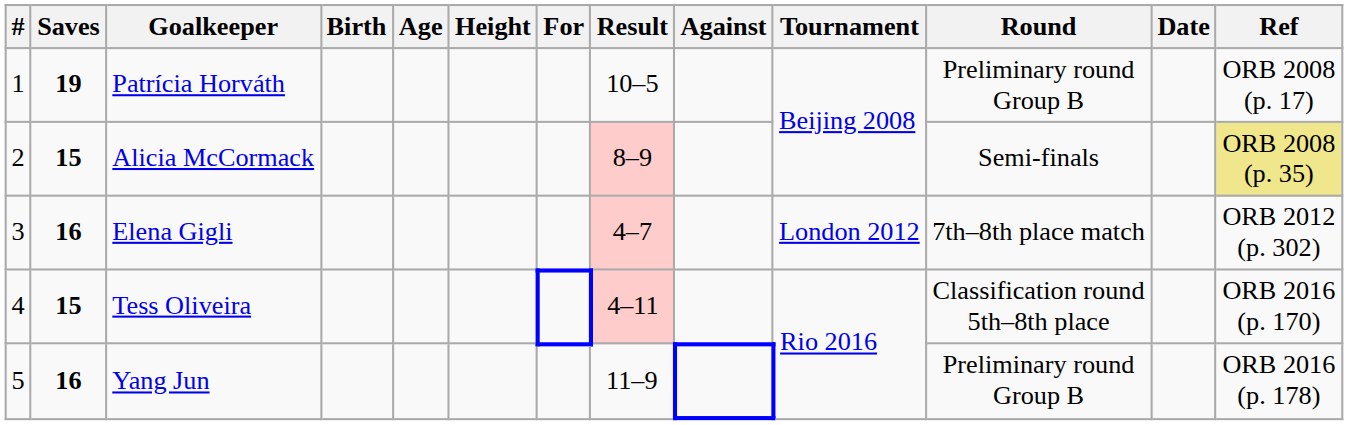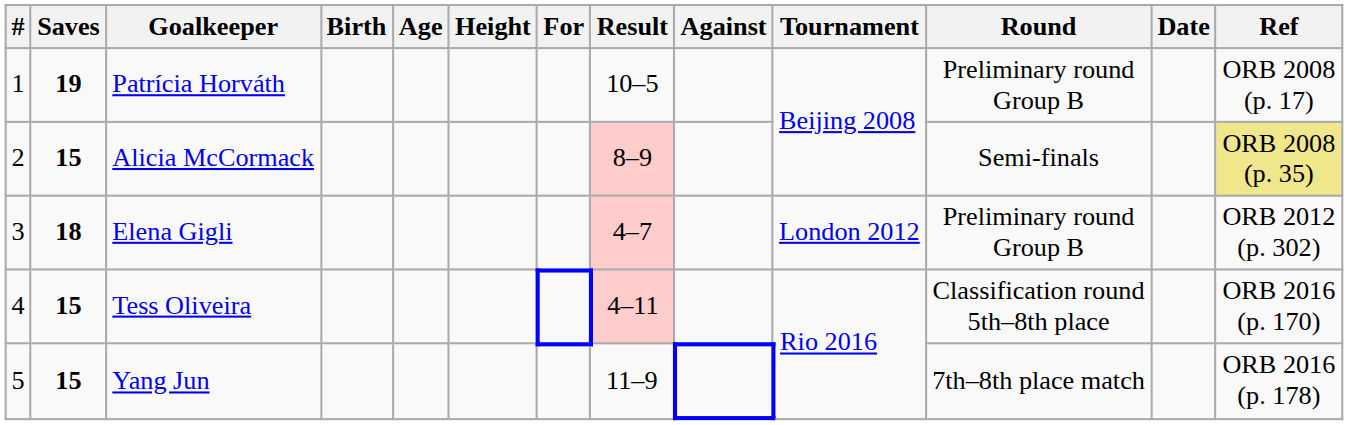(68, 232) 16 -> (68, 232) 18
(1039, 232) 7th–8th place match -> (1039, 232) Preliminary round Group B
(68, 380) 16 -> (68, 380) 15
(1039, 380) Preliminary round Group B -> (1039, 380) 7th–8th place match
